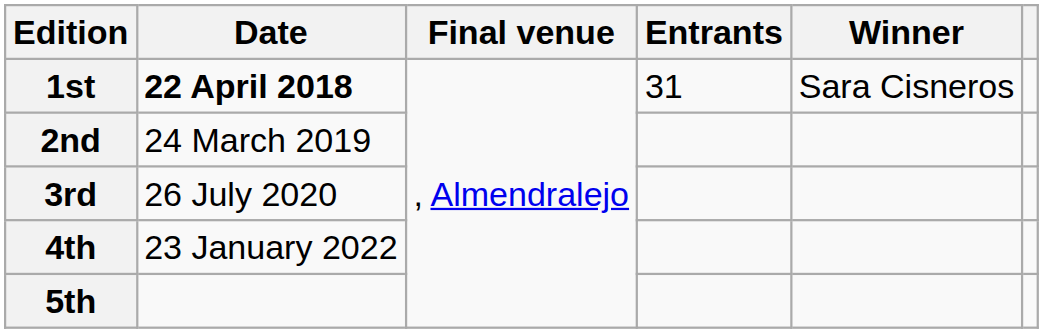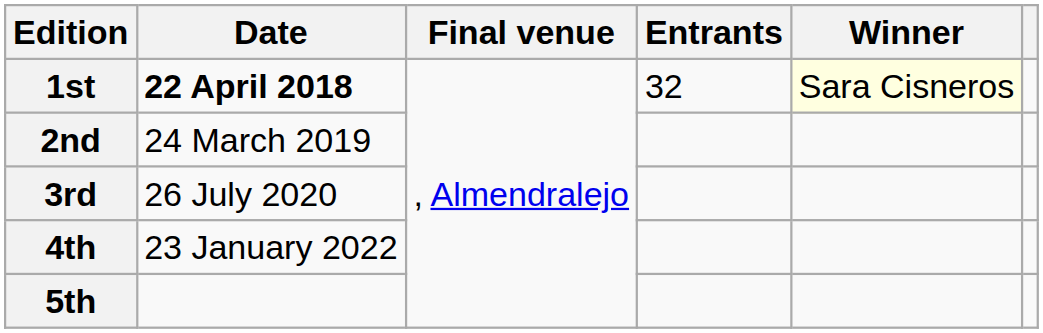(664, 86) 31 -> (664, 86) 32
(906, 86) no background -> (906, 86) lightyellow background
